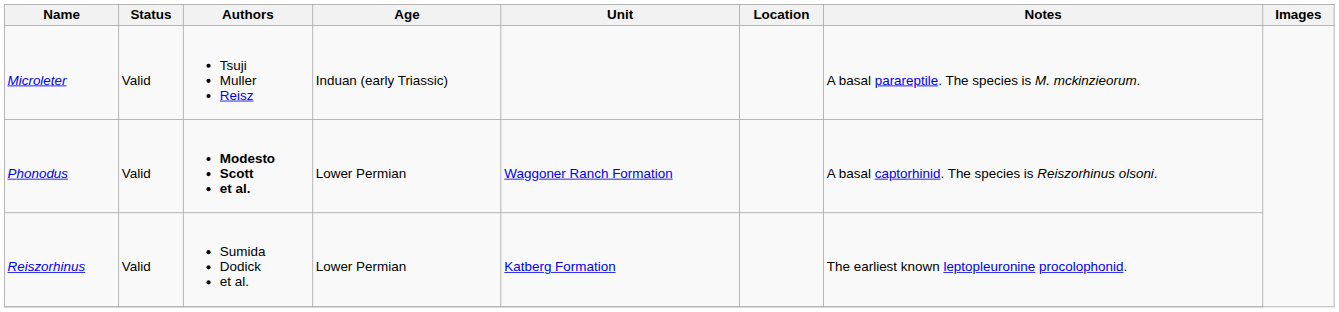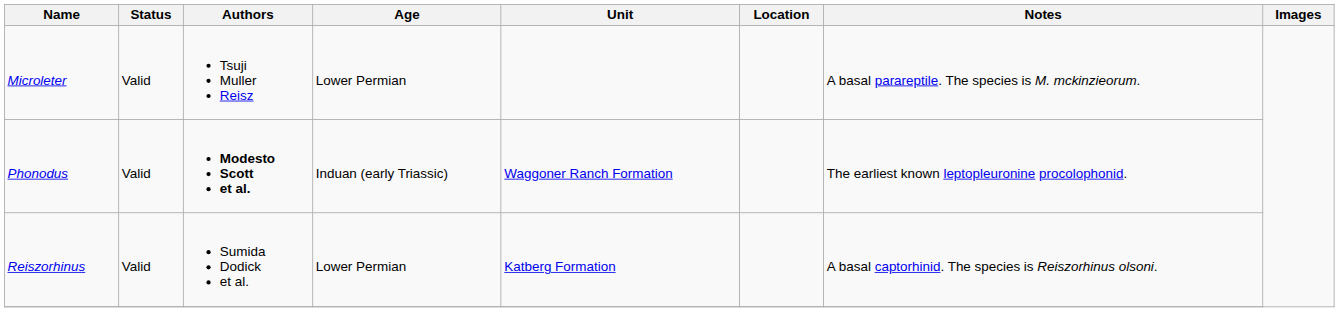(382, 80) Induan (early Triassic) -> (361, 80) Lower Permian
(361, 173) Lower Permian -> (382, 173) Induan (early Triassic)
(992, 173) A basal captorhinid. The species is Reiszorhinus olsoni. -> (977, 173) The earliest known leptopleuronine procolophonid.
(977, 267) The earliest known leptopleuronine procolophonid. -> (992, 267) A basal captorhinid. The species is Reiszorhinus olsoni.
